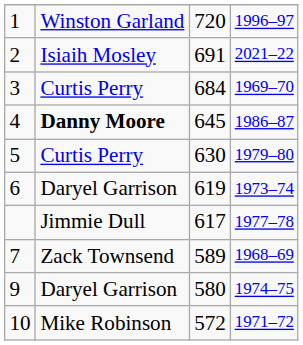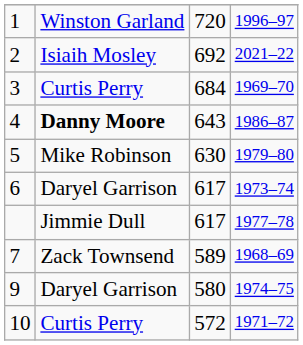(210, 54) 691 -> (210, 54) 692
(210, 121) 645 -> (210, 121) 643
(92, 155) Curtis Perry -> (106, 155) Mike Robinson
(210, 188) 619 -> (210, 188) 617
(106, 322) Mike Robinson -> (92, 322) Curtis Perry
